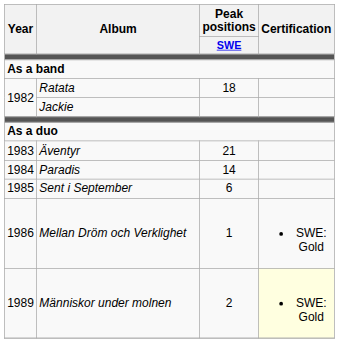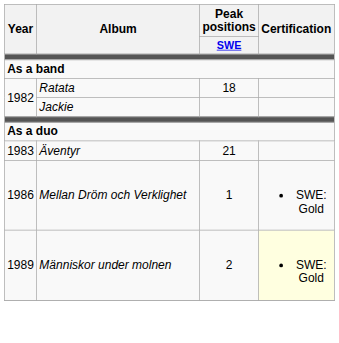- row: (60, 169)
- row: (86, 188)
